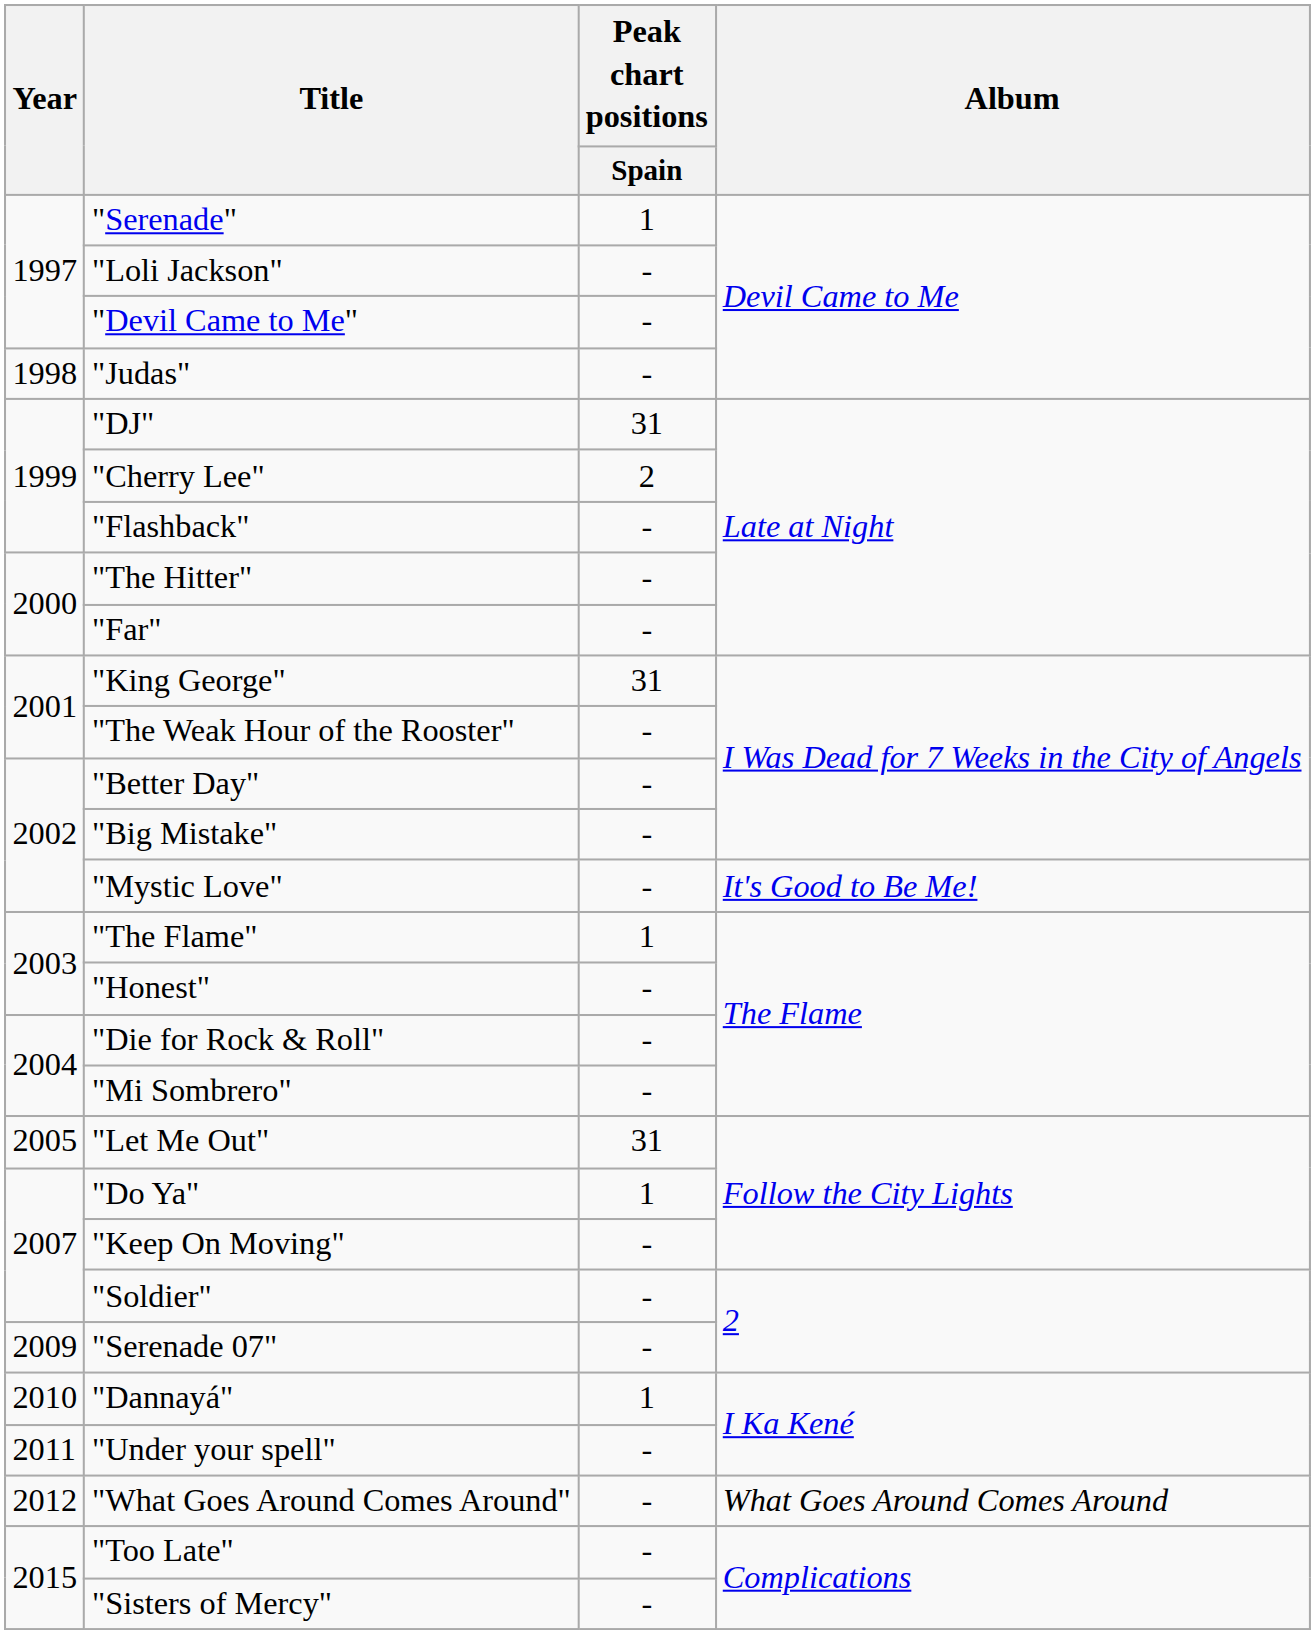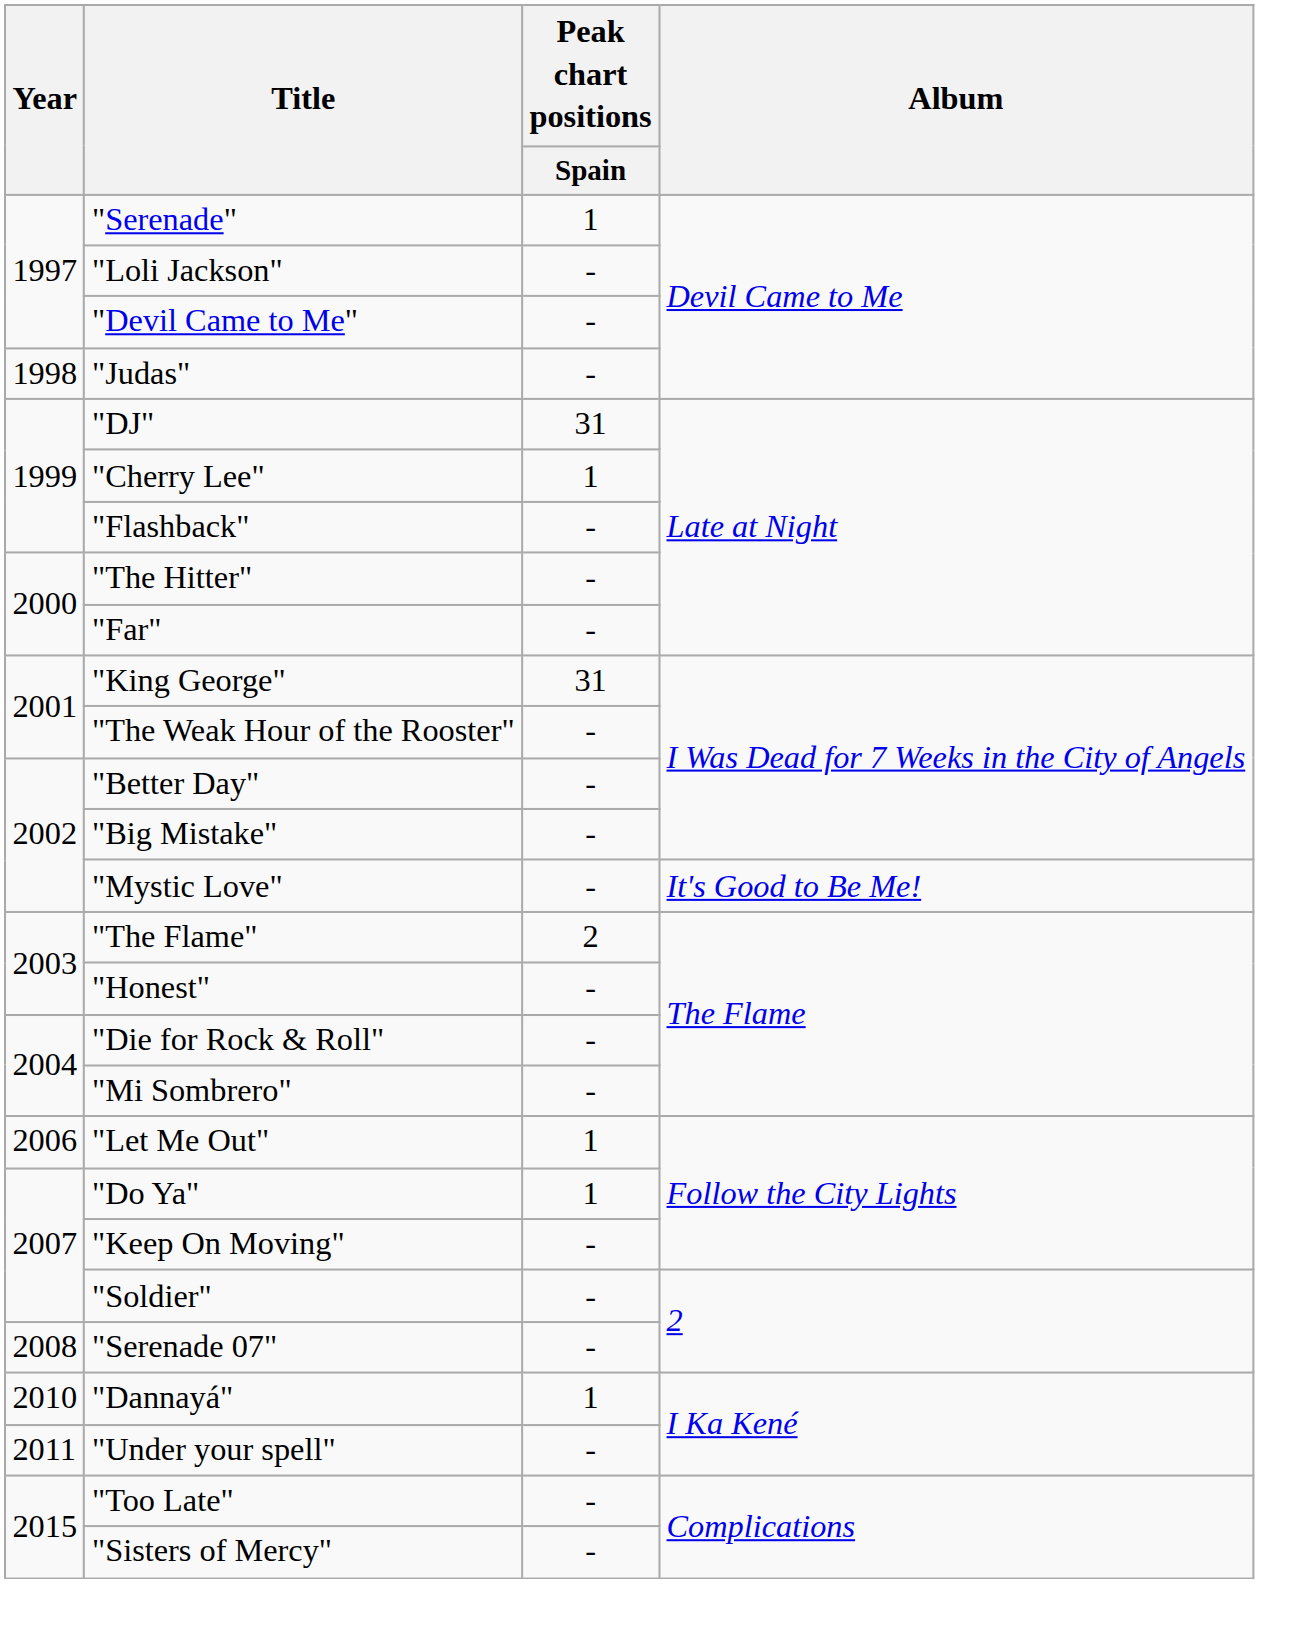(647, 475) 2 -> (591, 475) 1
(647, 936) 1 -> (591, 936) 2
(45, 1141) 2005 -> (45, 1141) 2006
(647, 1141) 31 -> (591, 1141) 1
(45, 1346) 2009 -> (45, 1346) 2008
- row: (331, 1500)
